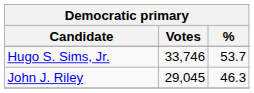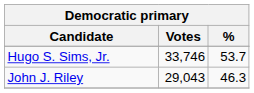(185, 78) 29,045 -> (185, 78) 29,043
